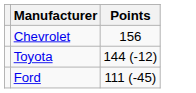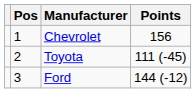+ column: (26, 15)
(130, 57) 144 (-12) -> (161, 57) 111 (-45)
(130, 78) 111 (-45) -> (161, 78) 144 (-12)
